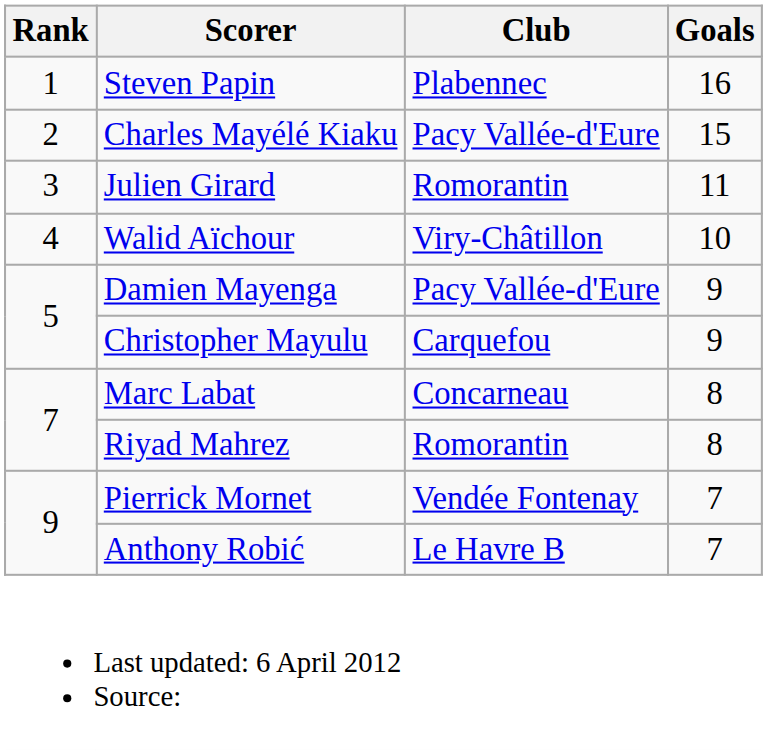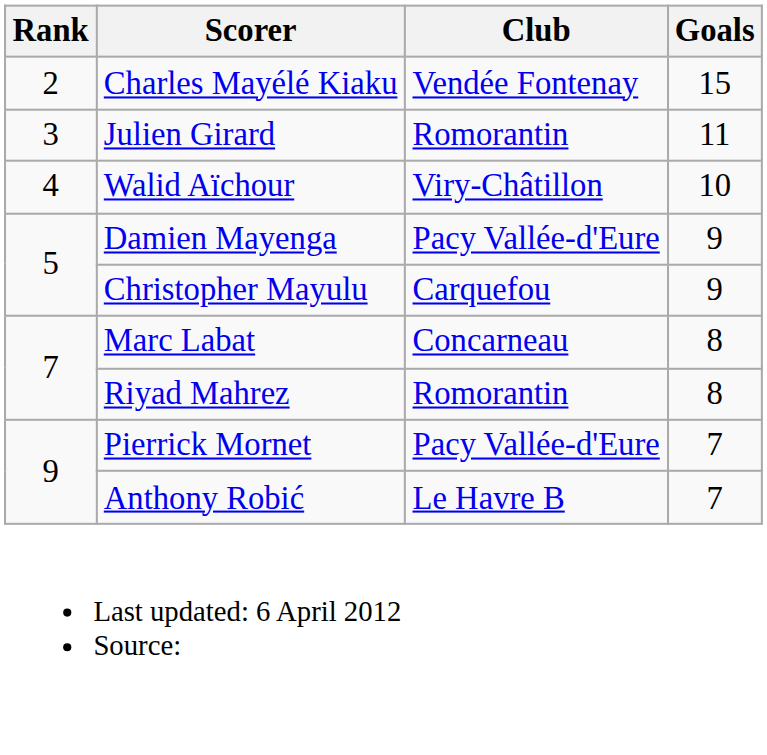- row: (189, 82)
(536, 134) Pacy Vallée-d'Eure -> (525, 82) Vendée Fontenay
(525, 496) Vendée Fontenay -> (536, 445) Pacy Vallée-d'Eure
